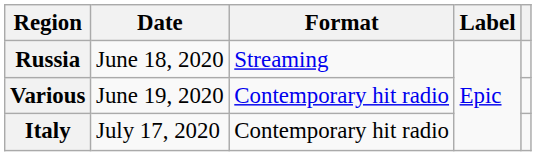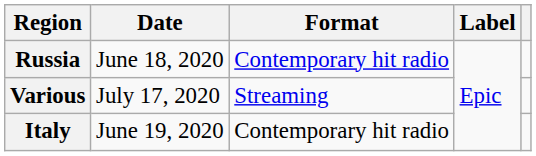(281, 58) Streaming -> (342, 58) Contemporary hit radio
(160, 95) June 19, 2020 -> (158, 95) July 17, 2020
(342, 95) Contemporary hit radio -> (281, 95) Streaming
(158, 131) July 17, 2020 -> (160, 131) June 19, 2020
